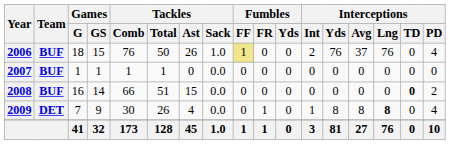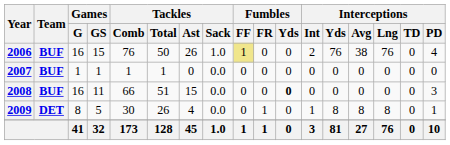(78, 52) 18 -> (78, 52) 16
(361, 52) 37 -> (361, 52) 38
(99, 91) 14 -> (99, 91) 11
(288, 91) normal -> (288, 91) bold
(412, 91) bold -> (412, 91) normal
(434, 91) 2 -> (434, 91) 3
(78, 110) 7 -> (78, 110) 8
(99, 110) 9 -> (99, 110) 5
(387, 110) bold -> (387, 110) normal
(434, 110) 4 -> (434, 110) 1
